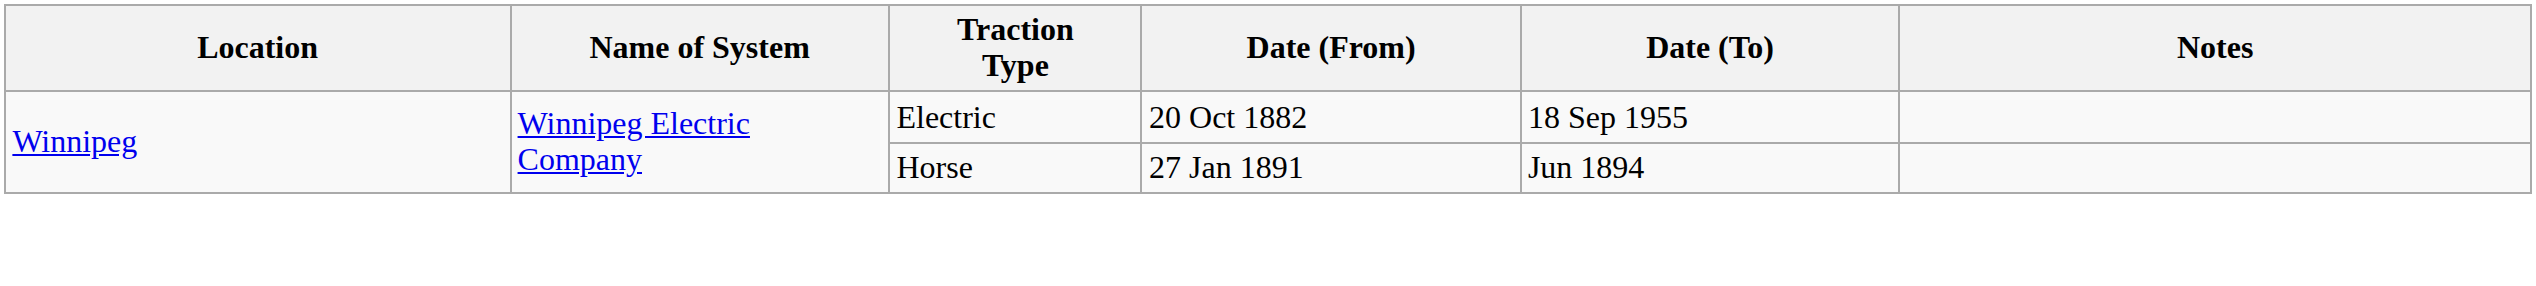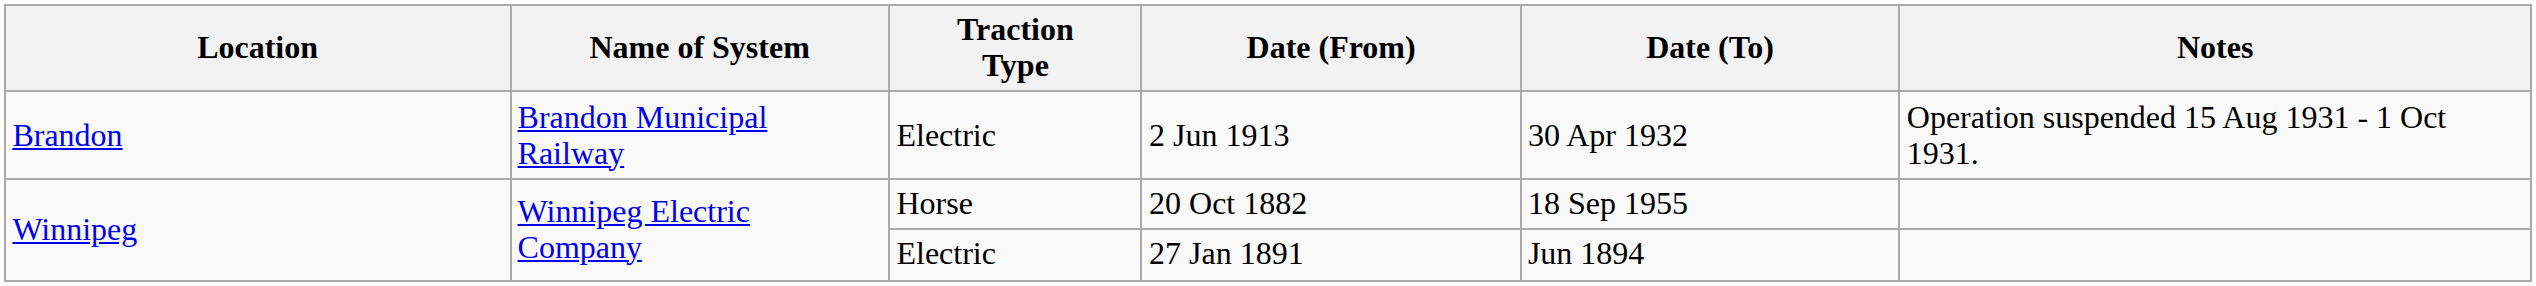+ row: (1219, 134)
(946, 116) Electric -> (935, 203) Horse
(935, 167) Horse -> (946, 254) Electric
